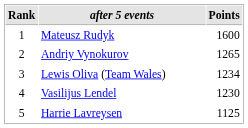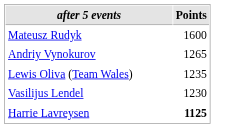- column: (22, 15)
(228, 74) 1234 -> (195, 74) 1235
(228, 113) normal -> (195, 113) bold
